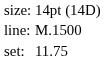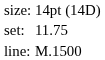rows swapped: (14, 51) <-> (17, 30)
